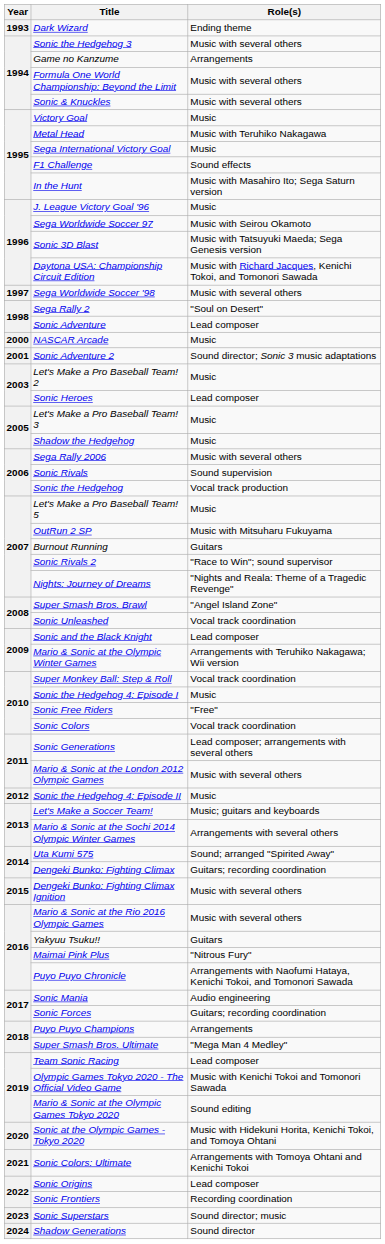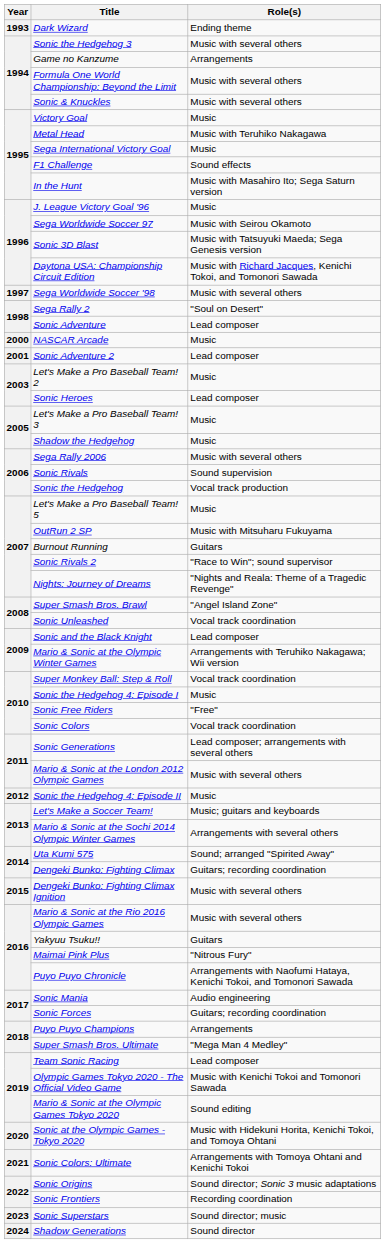(283, 355) Sound director; Sonic 3 music adaptations -> (225, 355) Lead composer
(225, 1184) Lead composer -> (283, 1184) Sound director; Sonic 3 music adaptations
